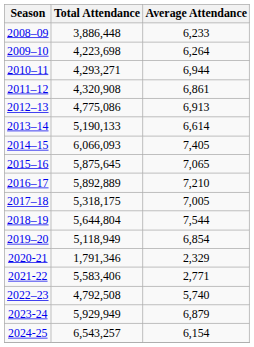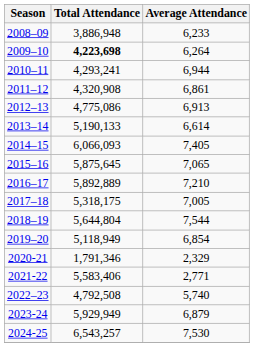(97, 32) 3,886,448 -> (97, 32) 3,886,948
(97, 51) normal -> (97, 51) bold
(97, 70) 4,293,271 -> (97, 70) 4,293,241
(196, 333) 6,154 -> (196, 333) 7,530
